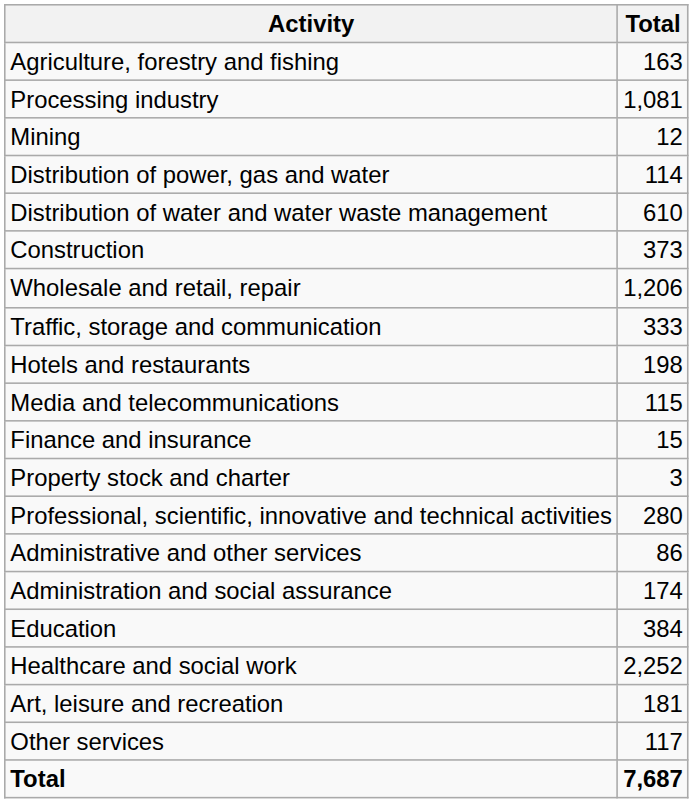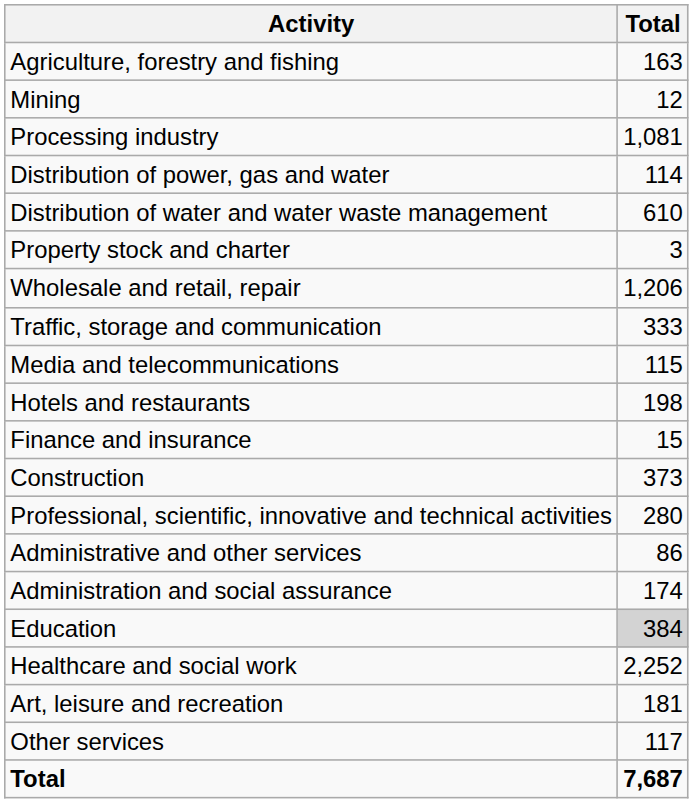rows swapped: (45, 137) <-> (114, 99)
rows swapped: (77, 251) <-> (150, 477)
rows swapped: (130, 364) <-> (175, 402)
(663, 628) no background -> (663, 628) lightgrey background
